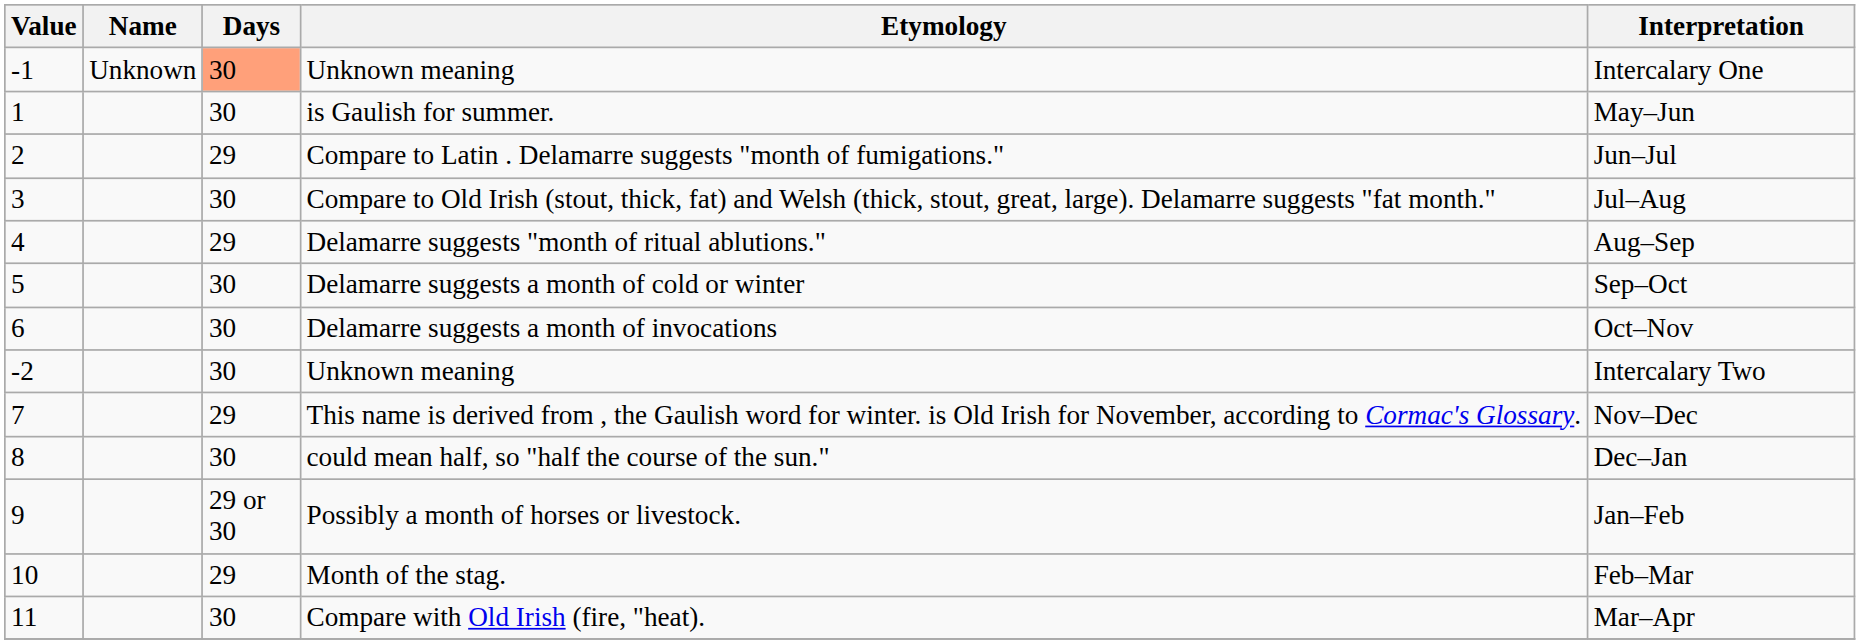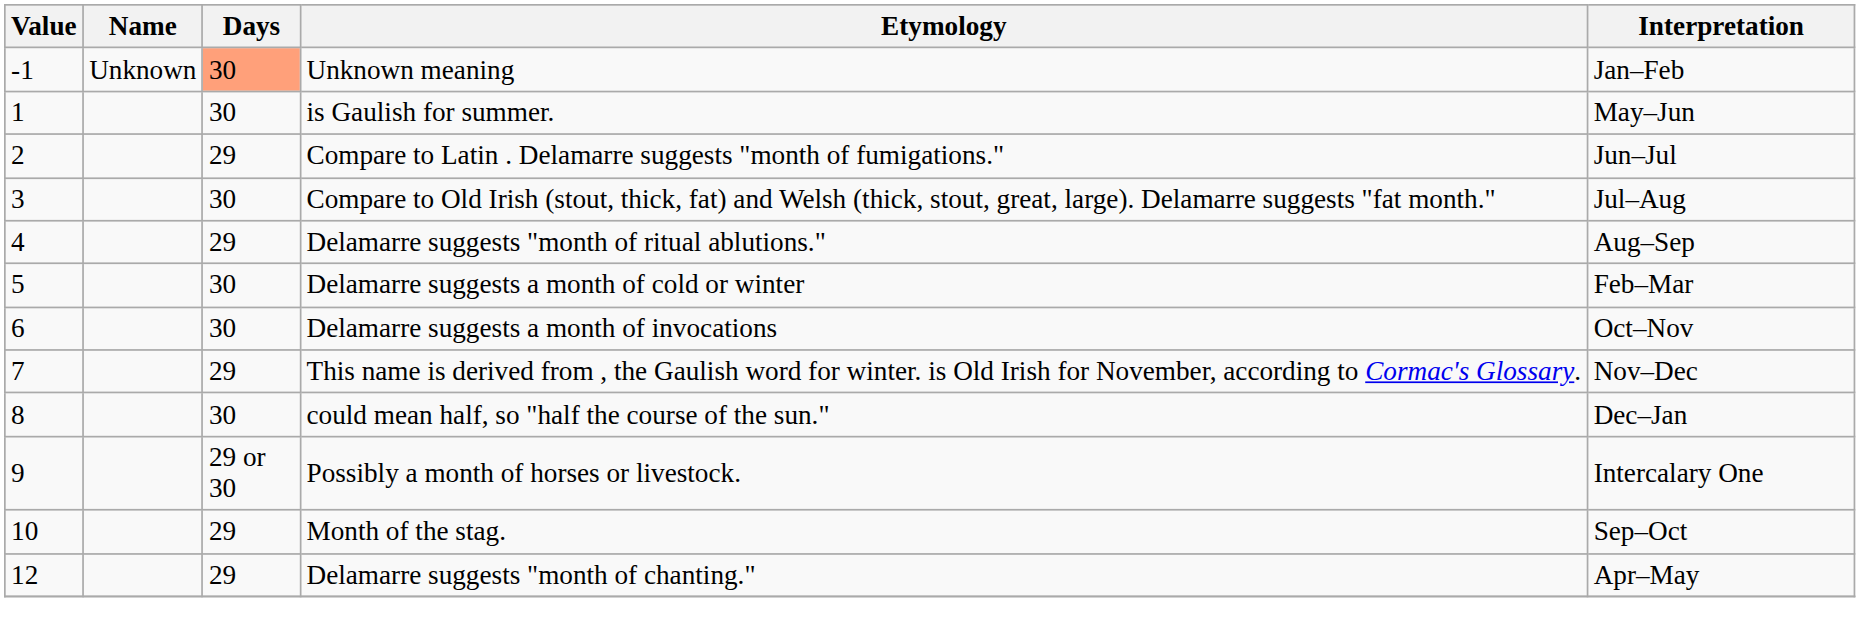(1679, 69) Intercalary One -> (1639, 69) Jan–Feb
(1640, 284) Sep–Oct -> (1643, 284) Feb–Mar
- row: (22, 371)
(1639, 515) Jan–Feb -> (1679, 472) Intercalary One
(1643, 574) Feb–Mar -> (1640, 531) Sep–Oct
- row: (24, 617)
+ row: (25, 574)
